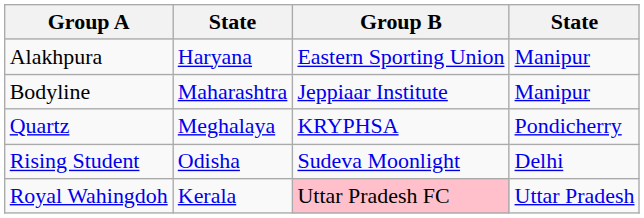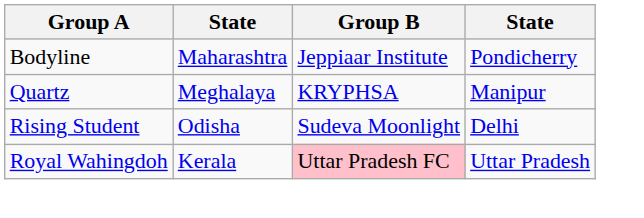- row: (56, 56)
(552, 91) Manipur -> (524, 56) Pondicherry
(568, 126) Pondicherry -> (508, 91) Manipur
